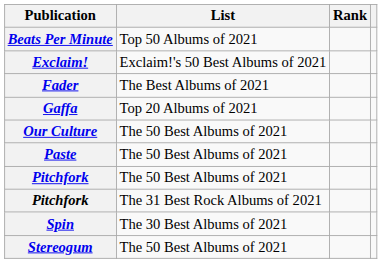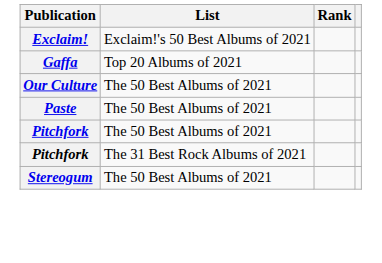- row: (60, 39)
- row: (60, 85)
- row: (60, 223)
